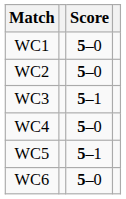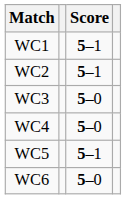(89, 45) 5–0 -> (89, 45) 5–1
(89, 72) 5–0 -> (89, 72) 5–1
(89, 99) 5–1 -> (89, 99) 5–0
